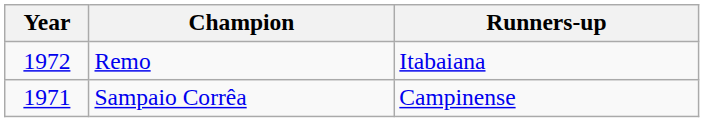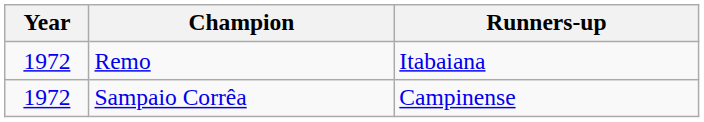(47, 97) 1971 -> (47, 97) 1972
